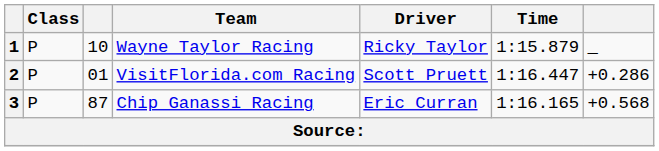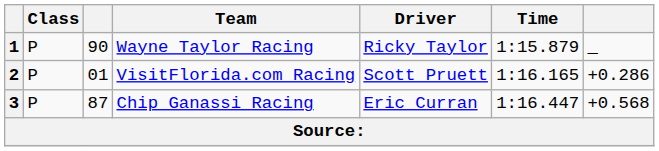(98, 47) 10 -> (98, 47) 90
(538, 75) 1:16.447 -> (538, 75) 1:16.165
(538, 103) 1:16.165 -> (538, 103) 1:16.447
